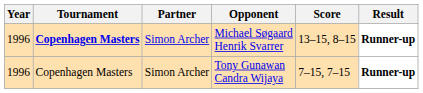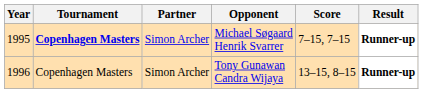(19, 40) 1996 -> (19, 40) 1995
(327, 40) 13–15, 8–15 -> (324, 40) 7–15, 7–15
(324, 72) 7–15, 7–15 -> (327, 72) 13–15, 8–15
